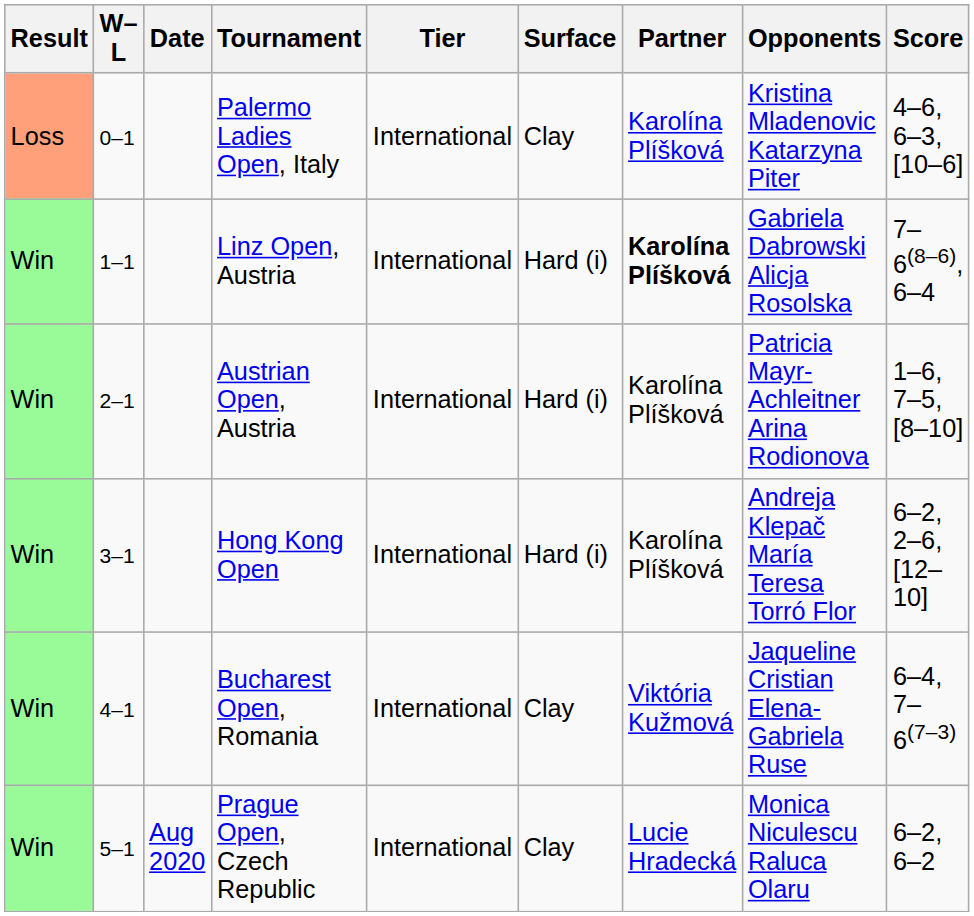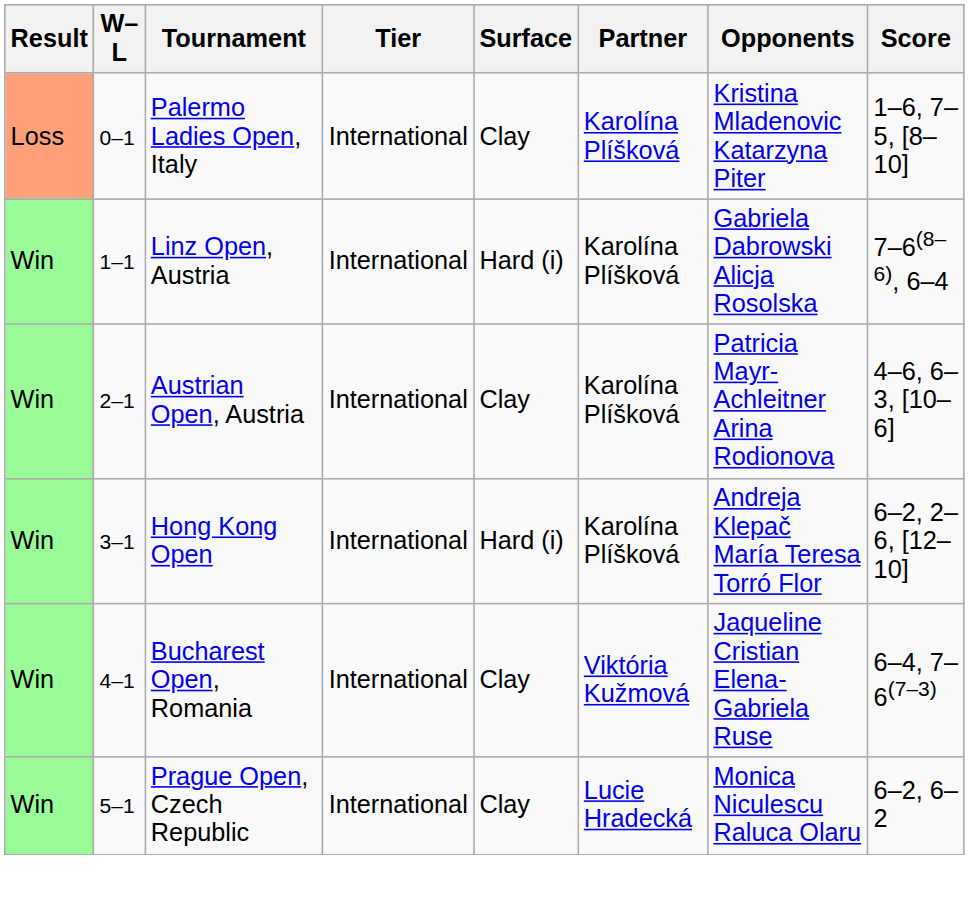- column: (177, 38)
(928, 135) 4–6, 6–3, [10–6] -> (916, 135) 1–6, 7–5, [8–10]
(679, 261) bold -> (632, 261) normal
(566, 400) Hard (i) -> (505, 400) Clay
(928, 400) 1–6, 7–5, [8–10] -> (916, 400) 4–6, 6–3, [10–6]
